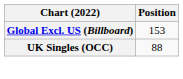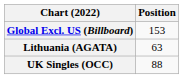+ row: (70, 47)
